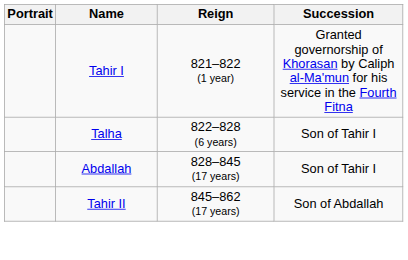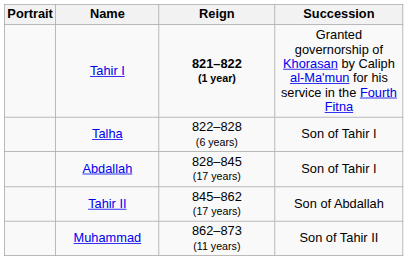(216, 70) normal -> (217, 70) bold
+ row: (107, 238)
